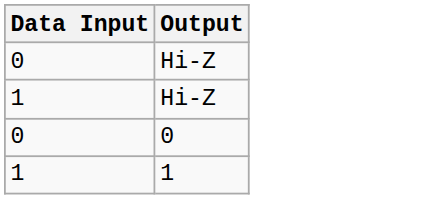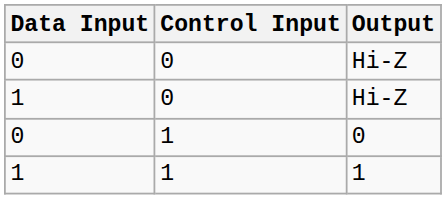+ column: (251, 24)
